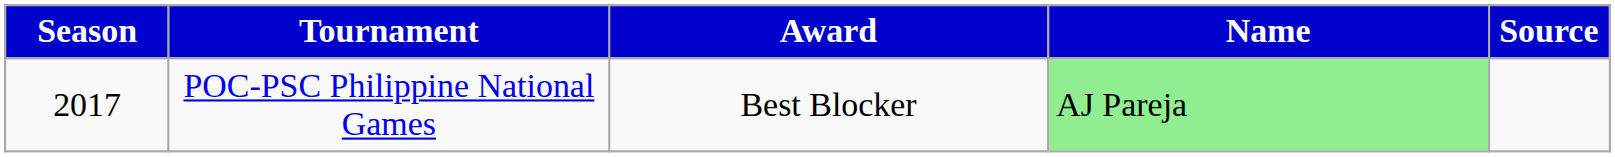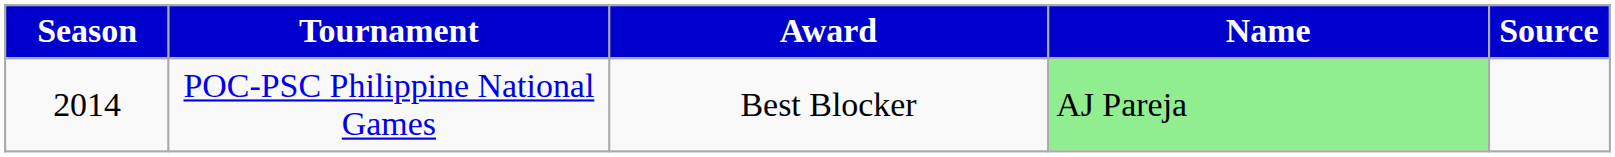(87, 104) 2017 -> (87, 104) 2014
